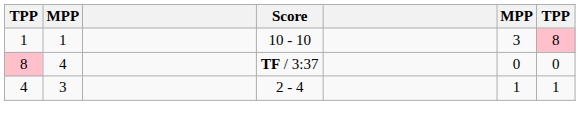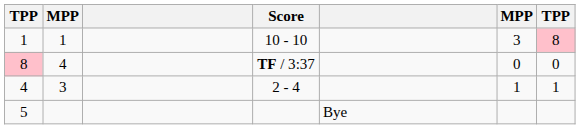+ row: (24, 111)
